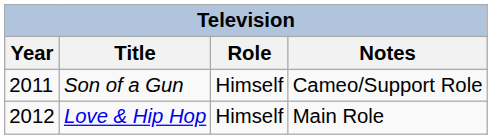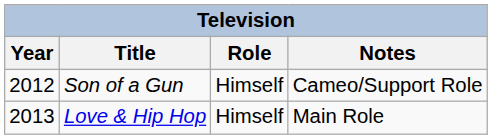(31, 85) 2011 -> (32, 85) 2012
(32, 117) 2012 -> (32, 117) 2013
